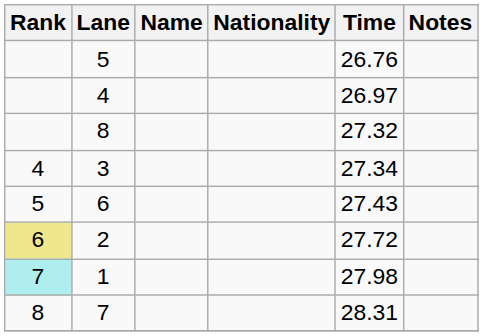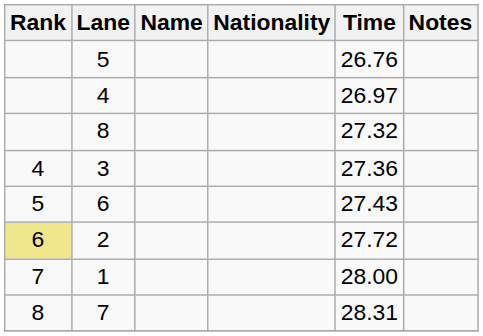(369, 167) 27.34 -> (369, 167) 27.36
(38, 276) paleturquoise background -> (38, 276) no background
(369, 276) 27.98 -> (369, 276) 28.00
